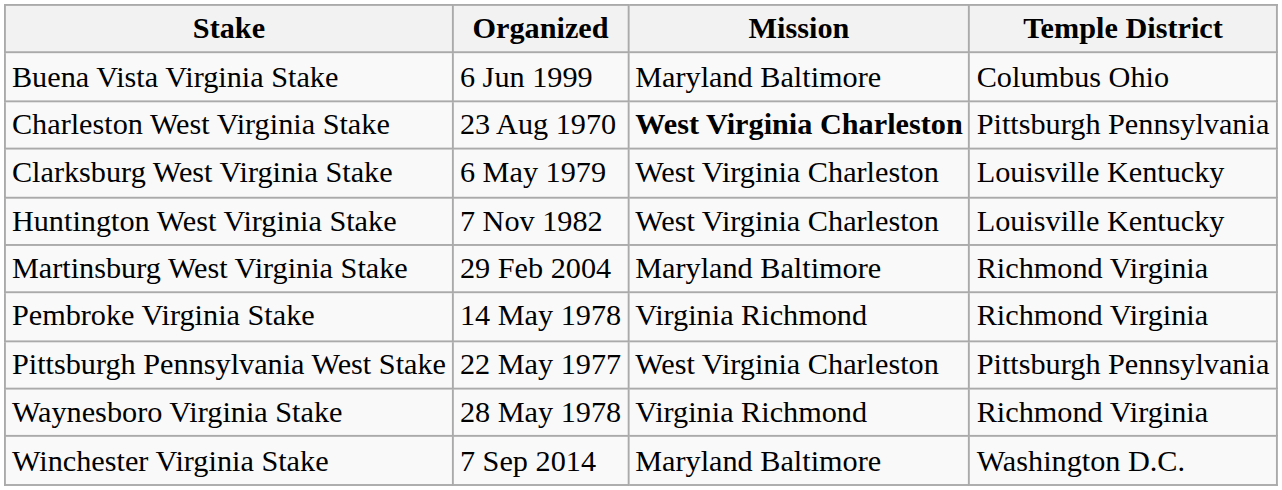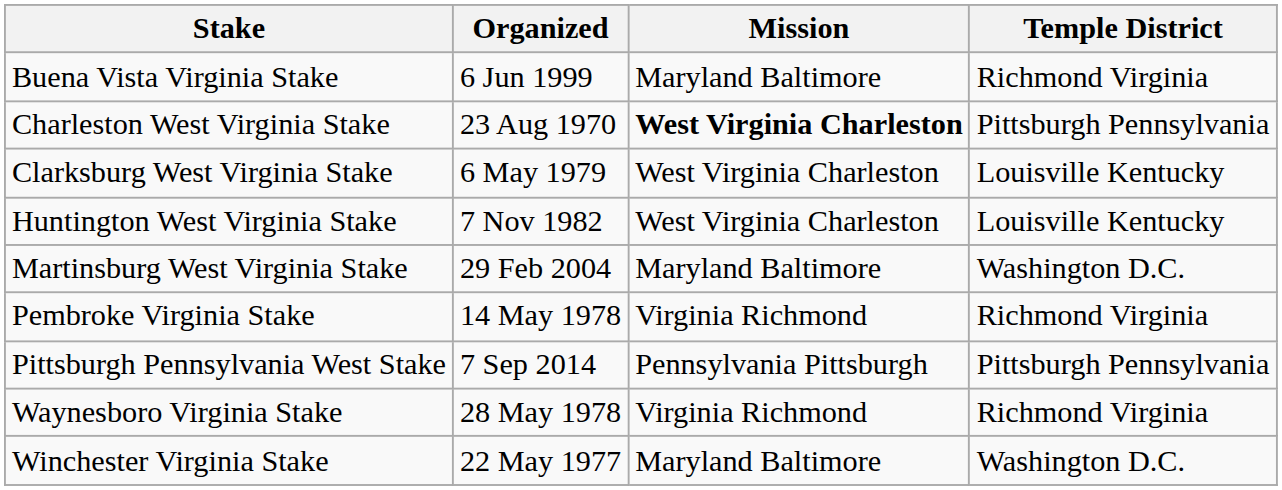(1073, 76) Columbus Ohio -> (1092, 76) Richmond Virginia
(1092, 268) Richmond Virginia -> (1081, 268) Washington D.C.
(541, 364) 22 May 1977 -> (528, 364) 7 Sep 2014
(787, 364) West Virginia Charleston -> (781, 364) Pennsylvania Pittsburgh
(528, 460) 7 Sep 2014 -> (541, 460) 22 May 1977
